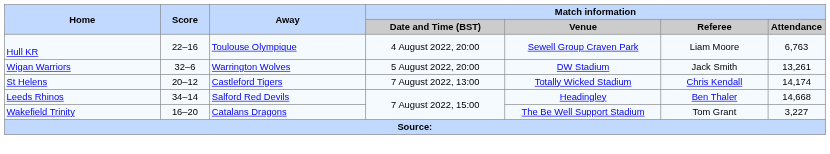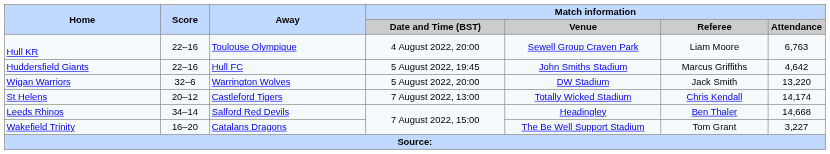+ row: (48, 67)
(797, 67) 13,261 -> (797, 82) 13,220
